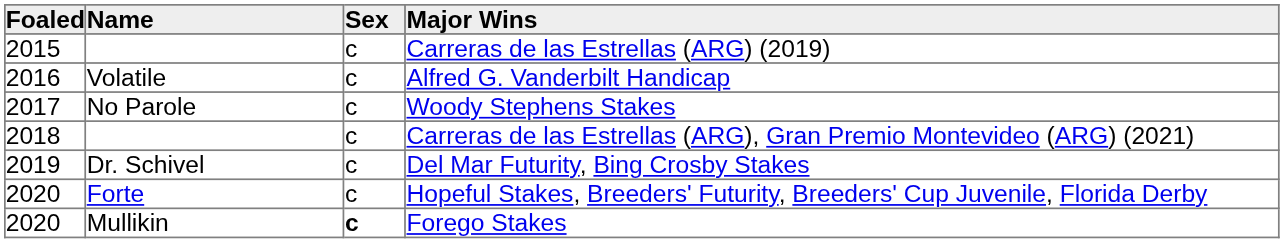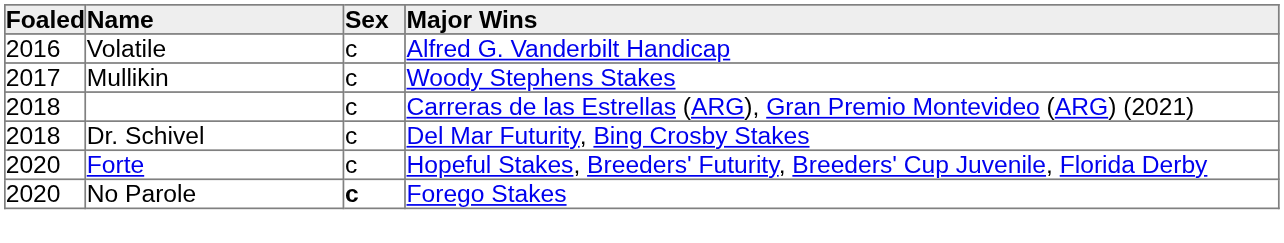- row: (619, 48)
(141, 107) No Parole -> (128, 78) Mullikin
(33, 165) 2019 -> (33, 136) 2018
(128, 223) Mullikin -> (141, 194) No Parole
